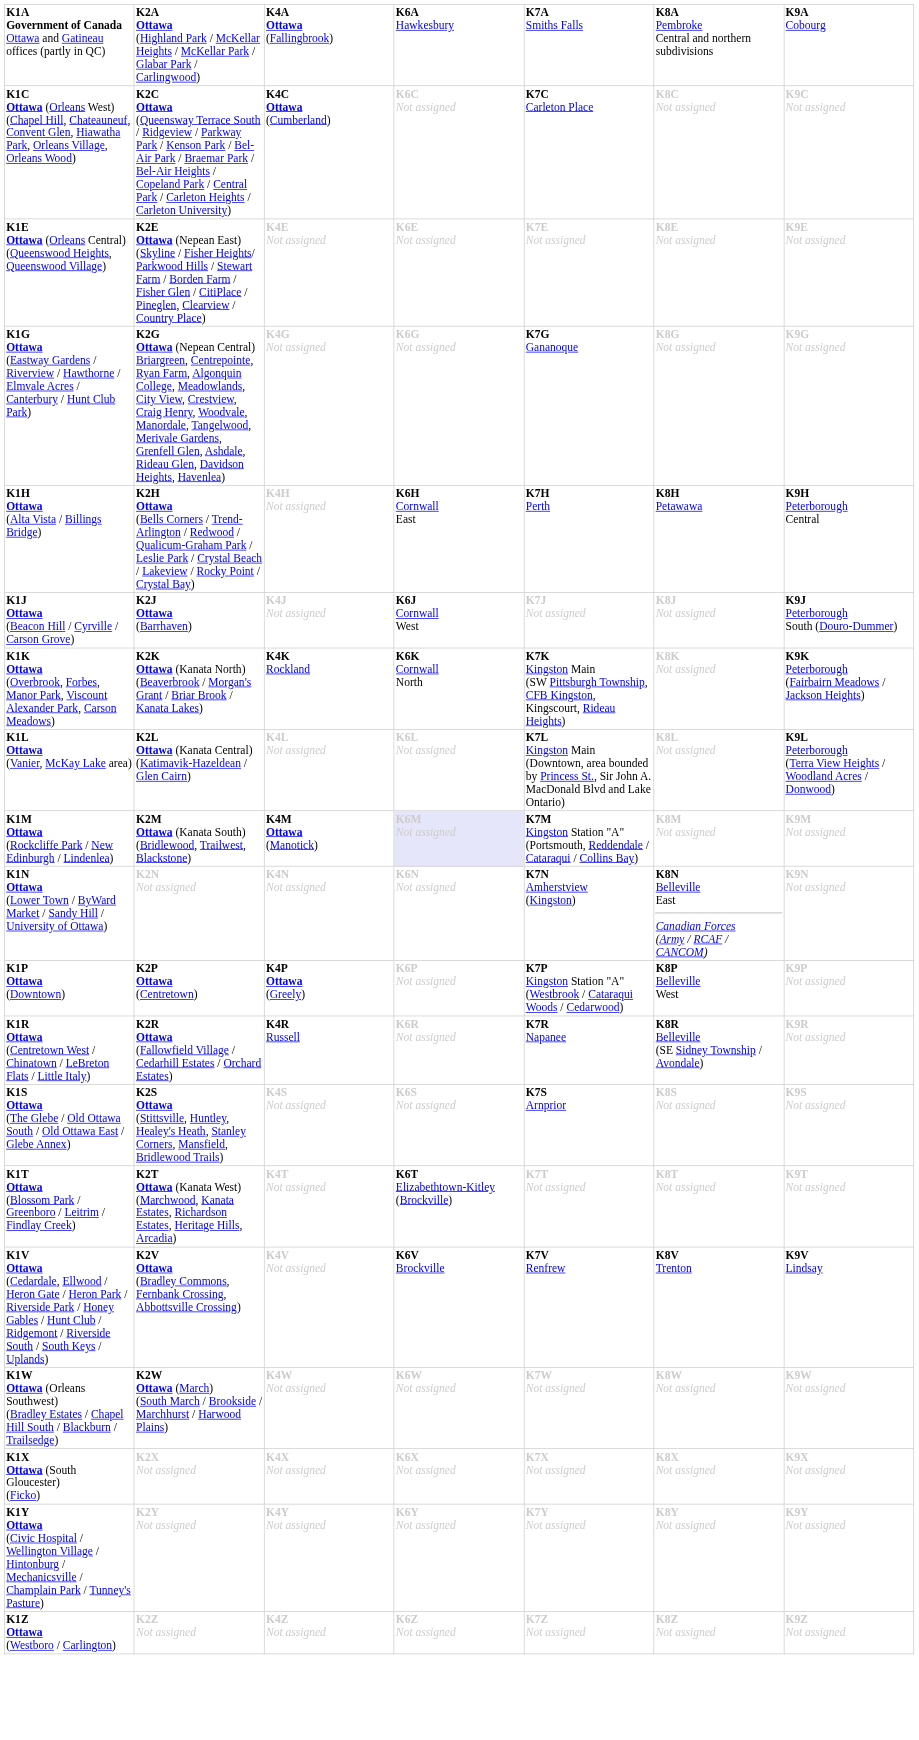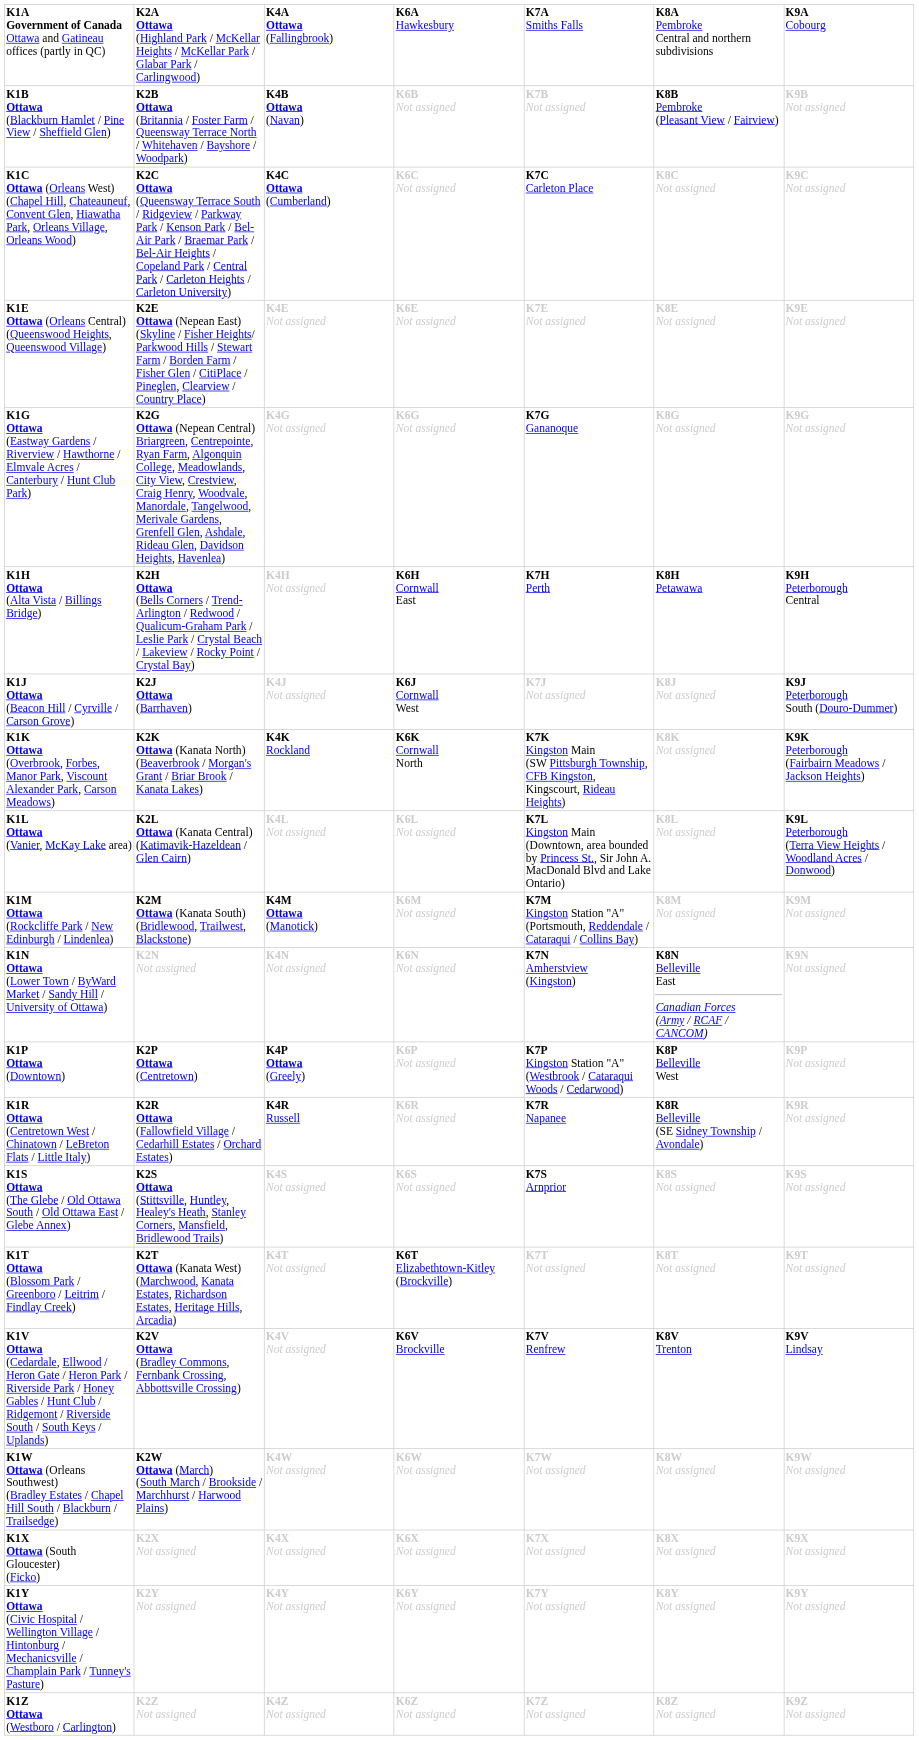+ row: (65, 113)
(426, 825) lavender background -> (426, 907) no background
